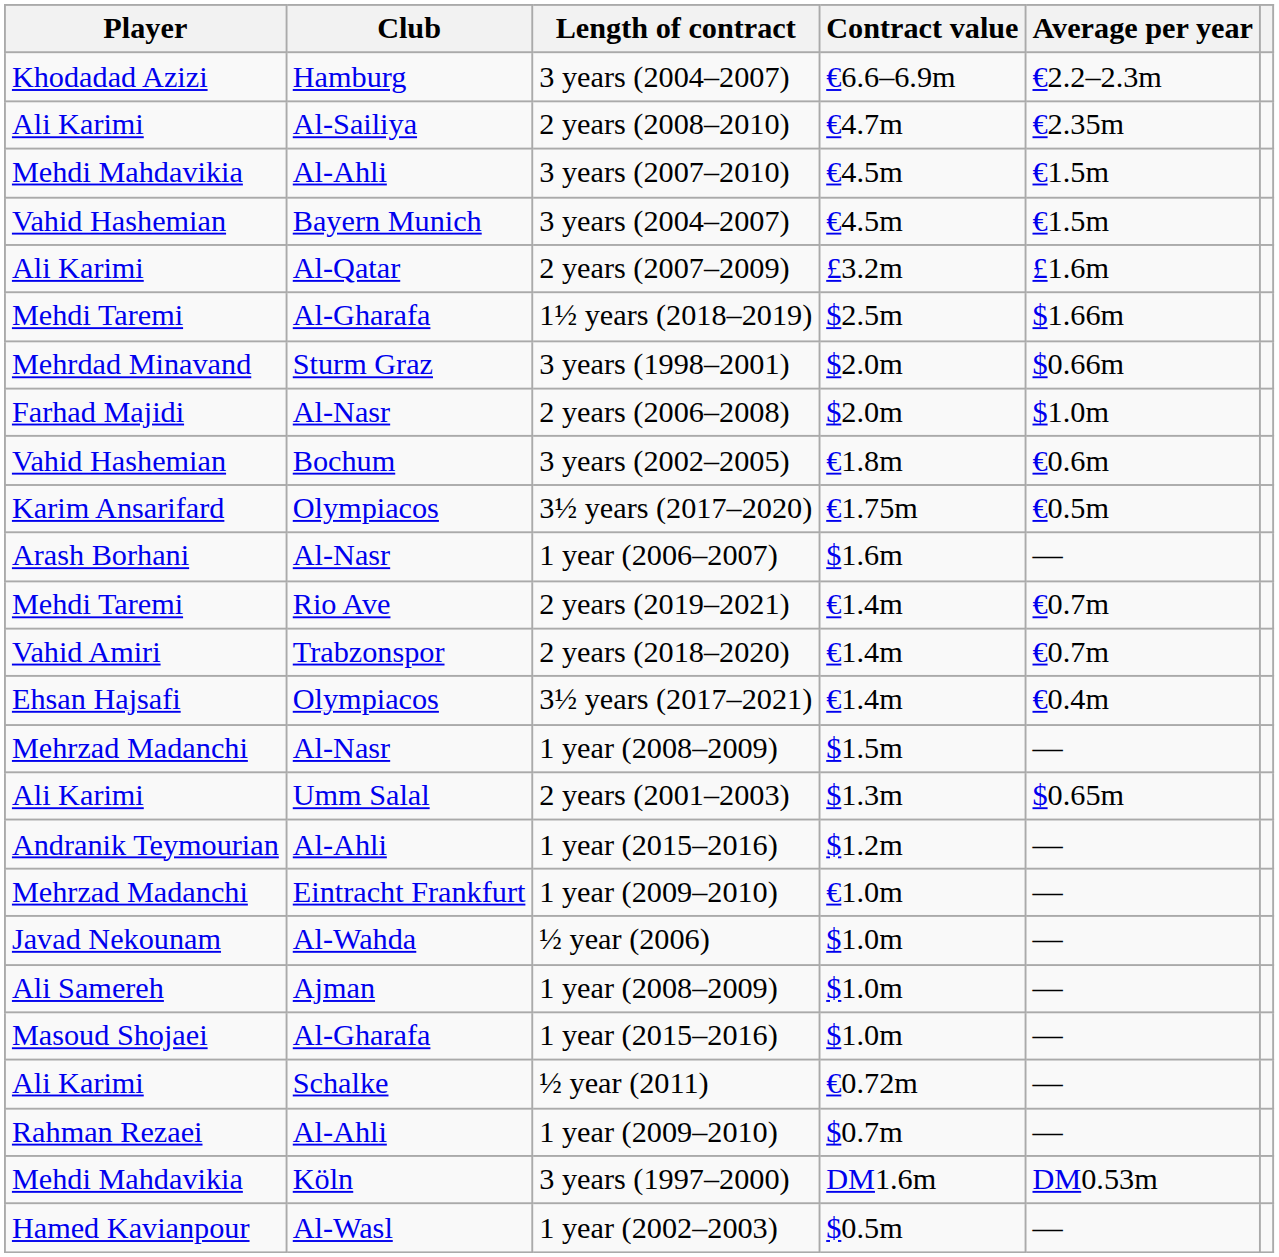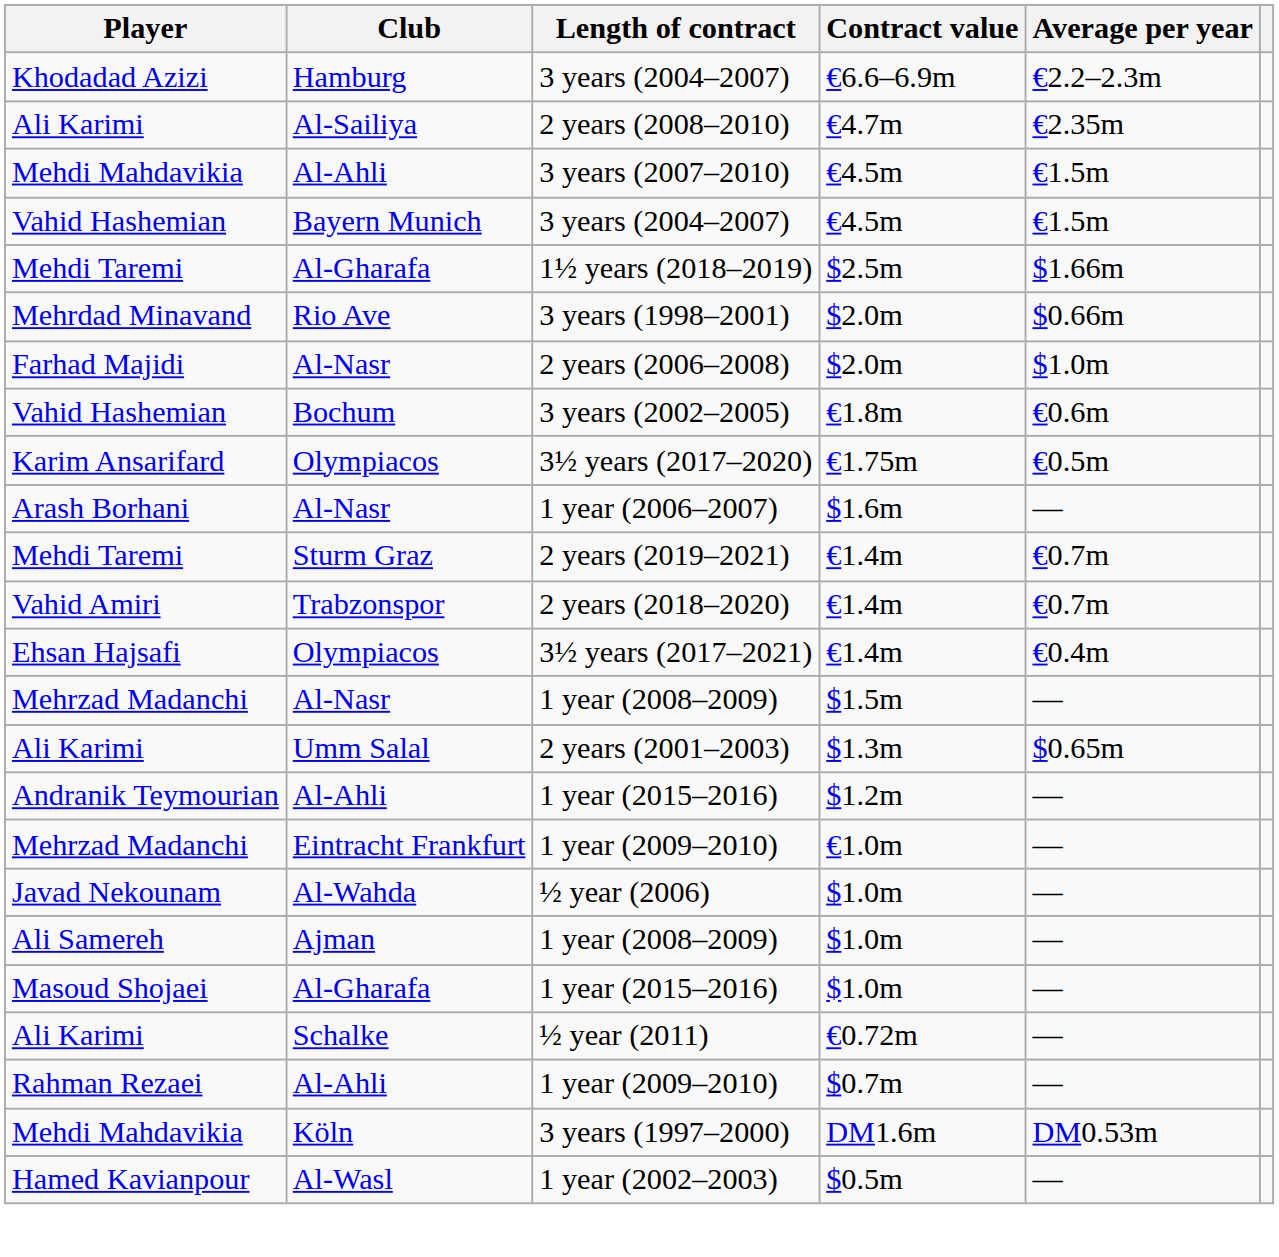- row: (664, 268)
(363, 364) Sturm Graz -> (342, 316) Rio Ave
(342, 603) Rio Ave -> (363, 556) Sturm Graz
